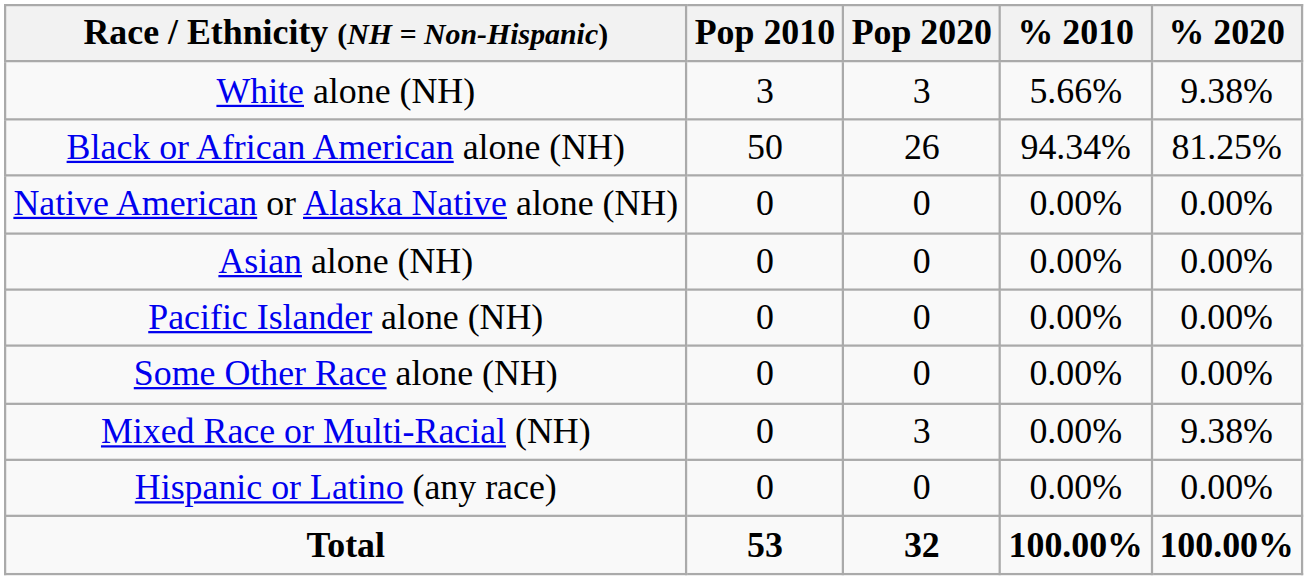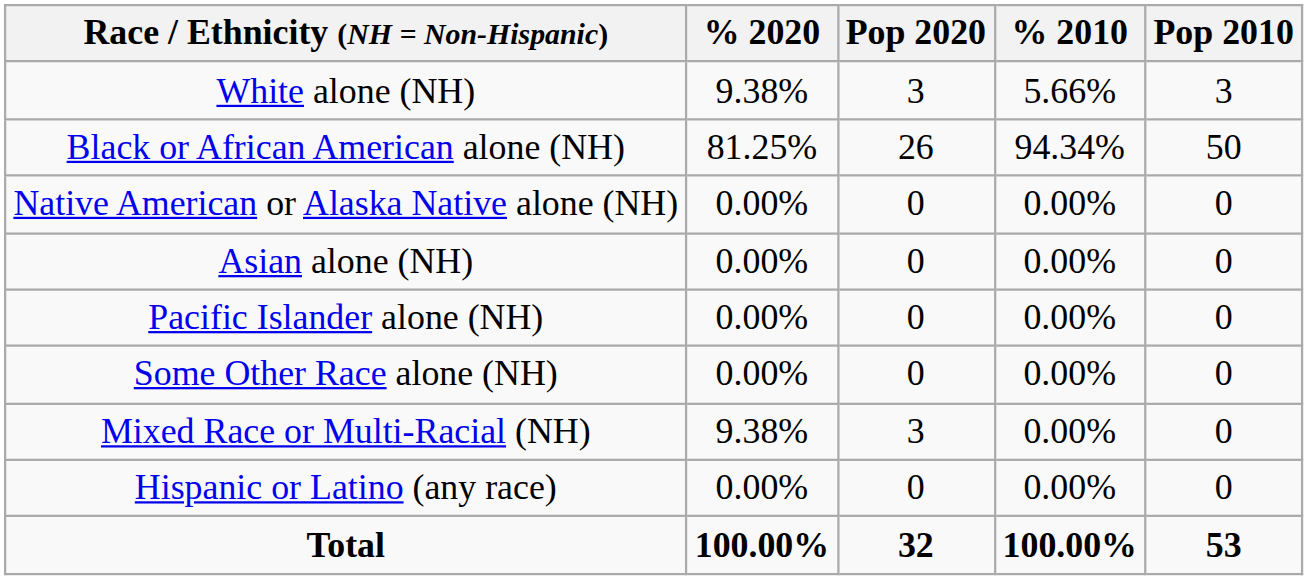columns swapped: (765, 32) <-> (1227, 32)
